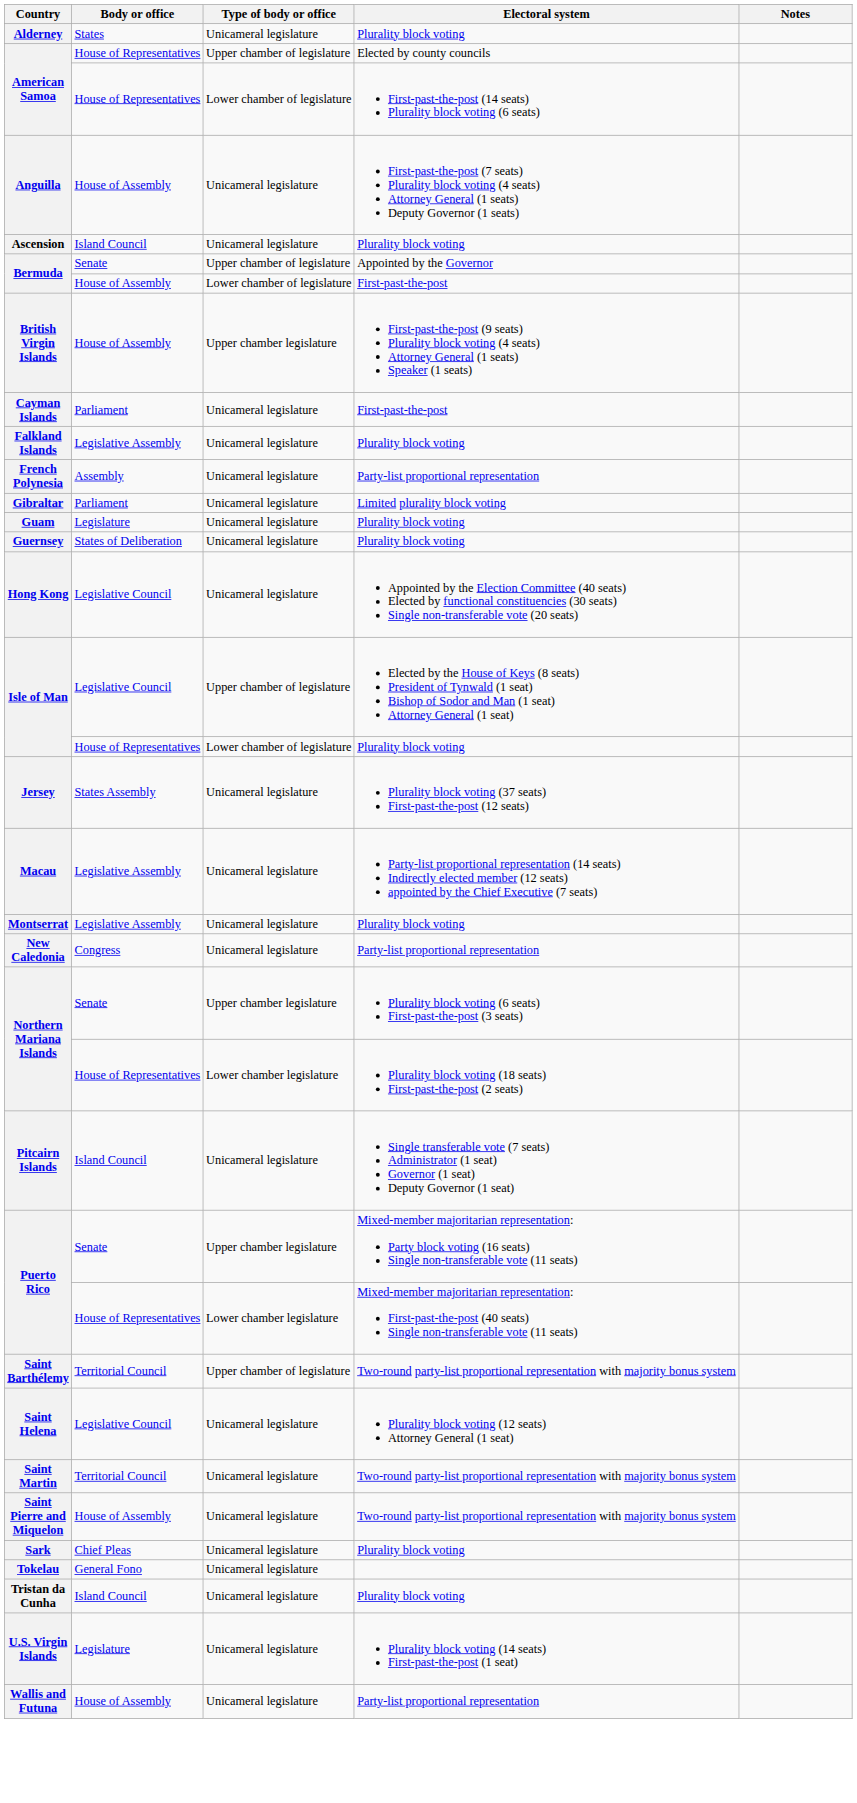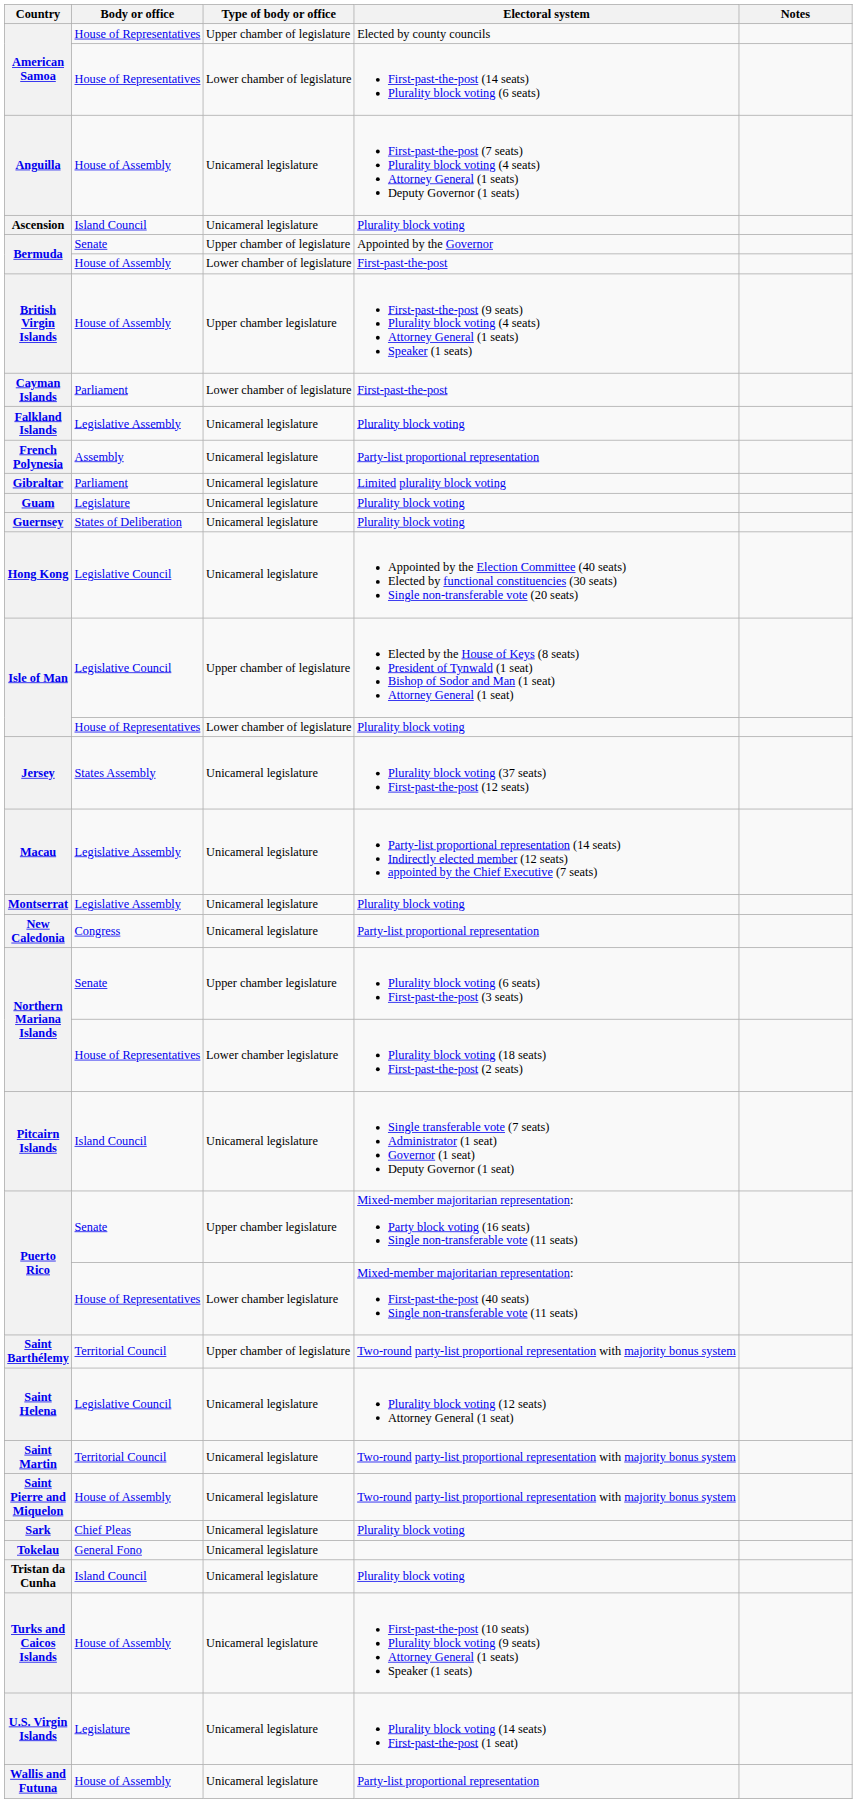- row: (38, 33)
(262, 409) Unicameral legislature -> (279, 390) Lower chamber of legislature
+ row: (38, 1643)
